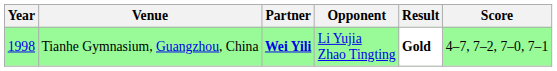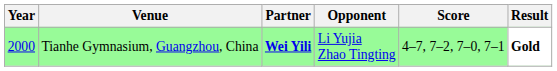columns swapped: (497, 16) <-> (421, 16)
(21, 46) 1998 -> (21, 46) 2000
